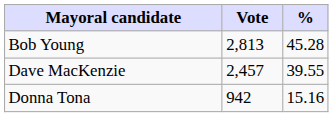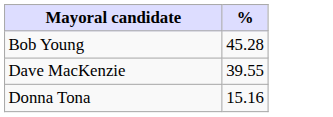- column: (252, 17)
